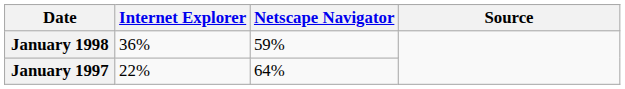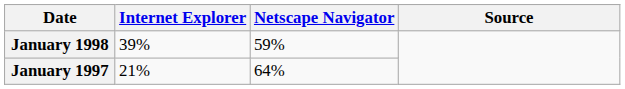(135, 44) 36% -> (135, 44) 39%
(135, 71) 22% -> (135, 71) 21%
